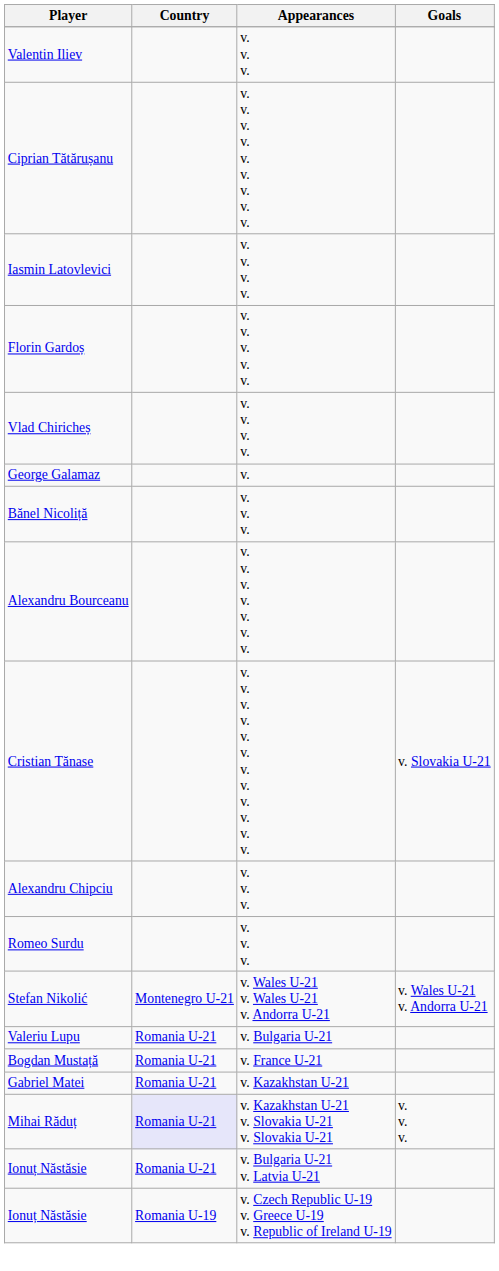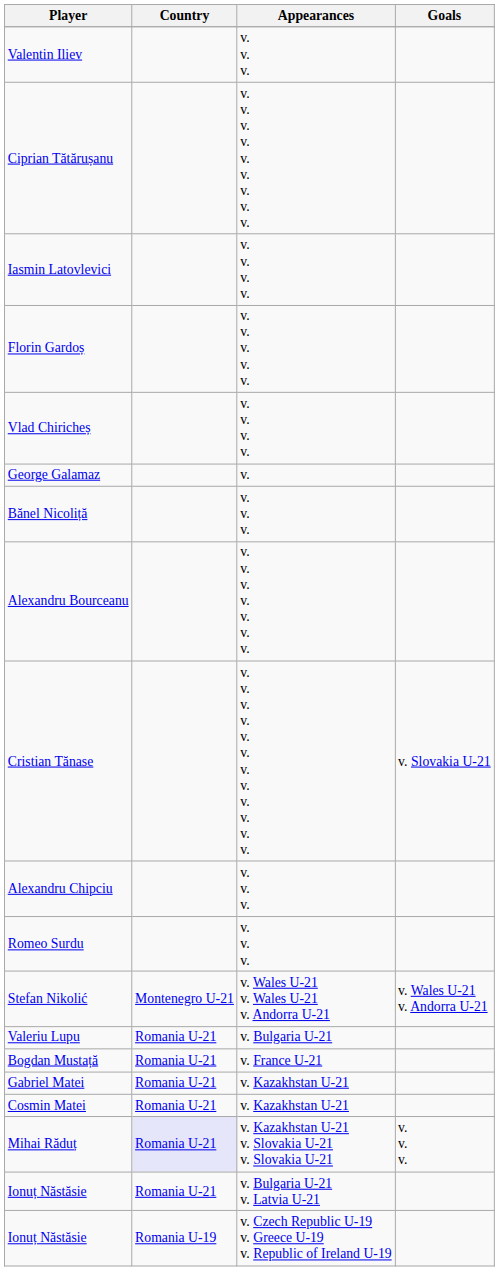+ row: (47, 1105)
